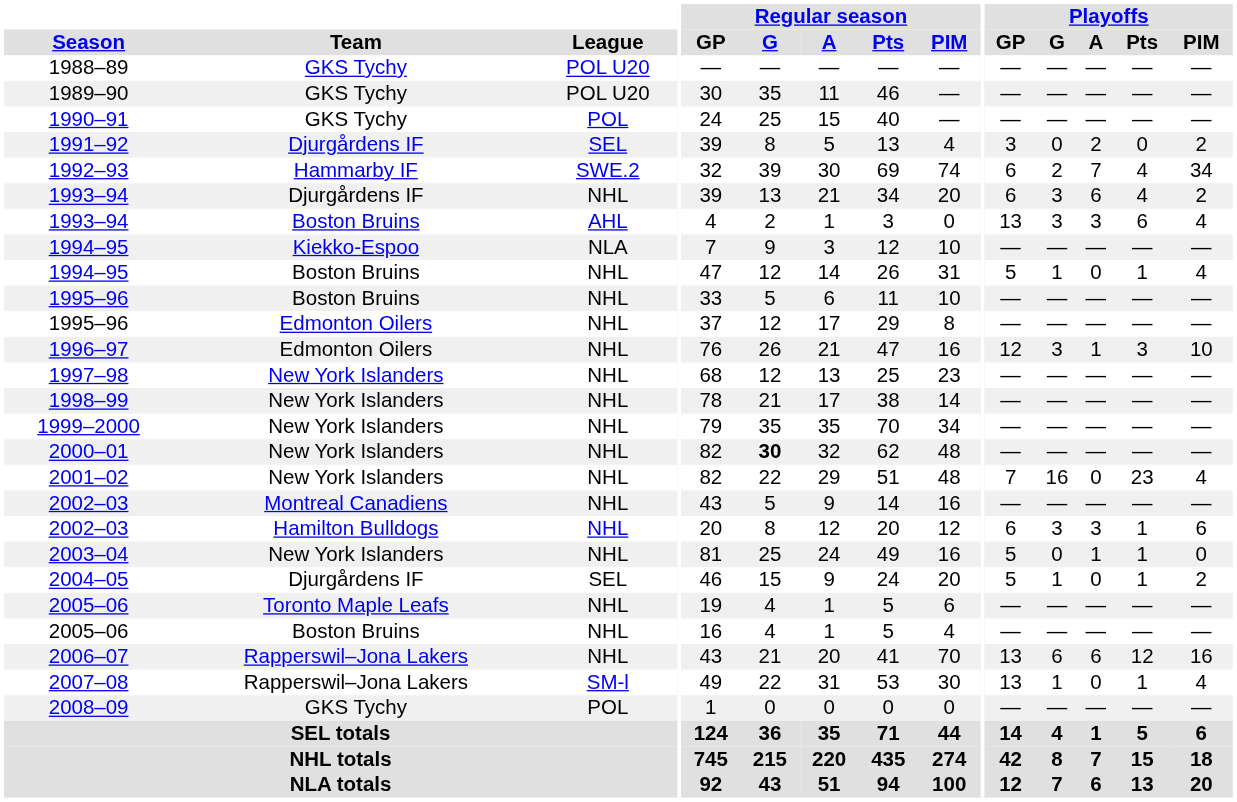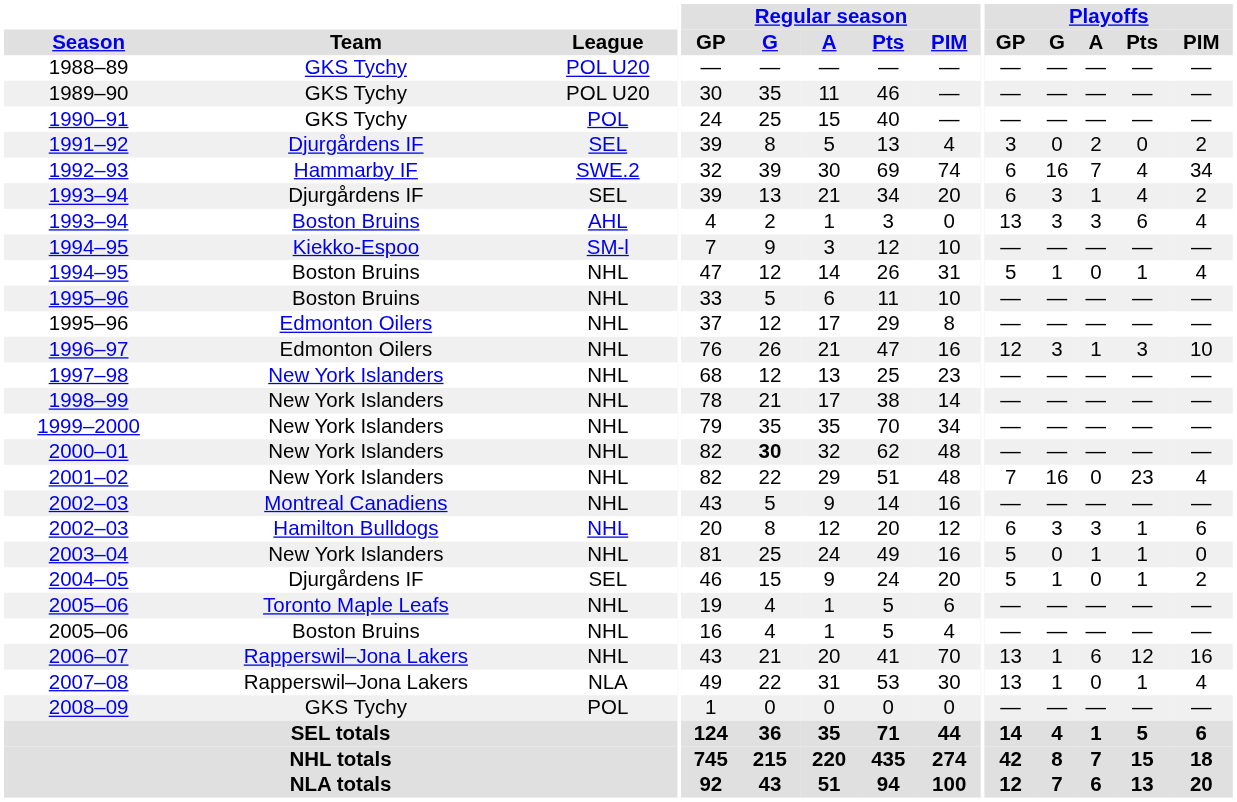(1057, 170) 2 -> (1057, 170) 16
(608, 195) NHL -> (608, 195) SEL
(1096, 195) 6 -> (1096, 195) 1
(608, 247) NLA -> (608, 247) SM-l
(1057, 656) 6 -> (1057, 656) 1
(608, 682) SM-l -> (608, 682) NLA
